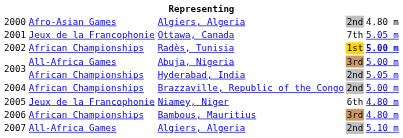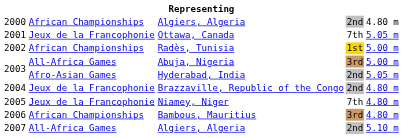(73, 22) Afro-Asian Games -> (86, 22) African Championships
(382, 48) bold -> (382, 48) normal
(86, 75) African Championships -> (73, 75) Afro-Asian Games
(86, 88) African Championships -> (92, 88) Jeux de la Francophonie
(382, 88) 5.00 m -> (382, 88) 4.80 m
(355, 101) 6th -> (355, 101) 7th
